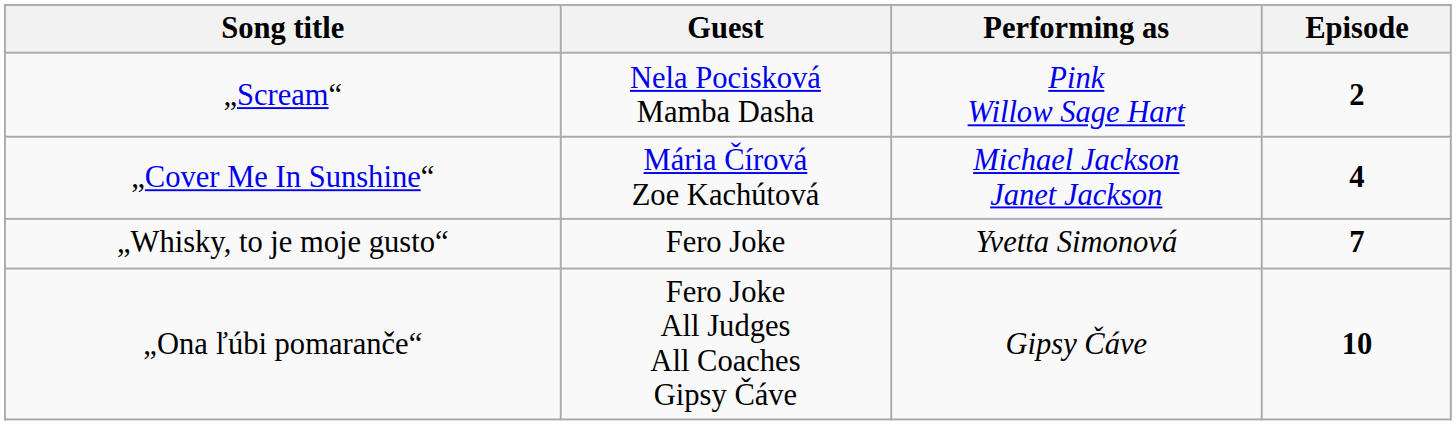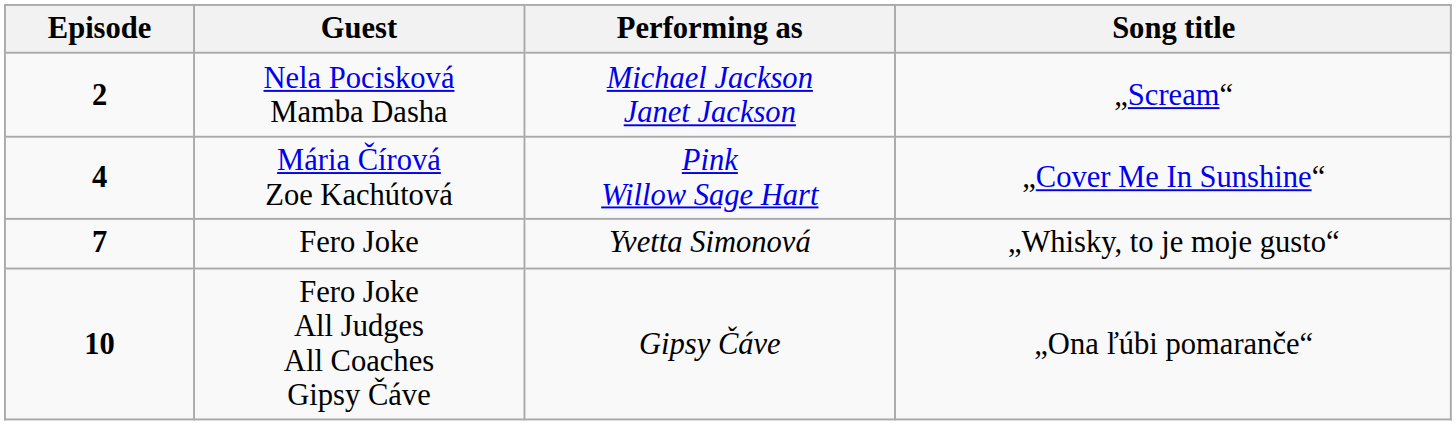columns swapped: (1357, 28) <-> (283, 28)
(1076, 94) Pink Willow Sage Hart -> (710, 94) Michael Jackson Janet Jackson
(1076, 177) Michael Jackson Janet Jackson -> (710, 177) Pink Willow Sage Hart
